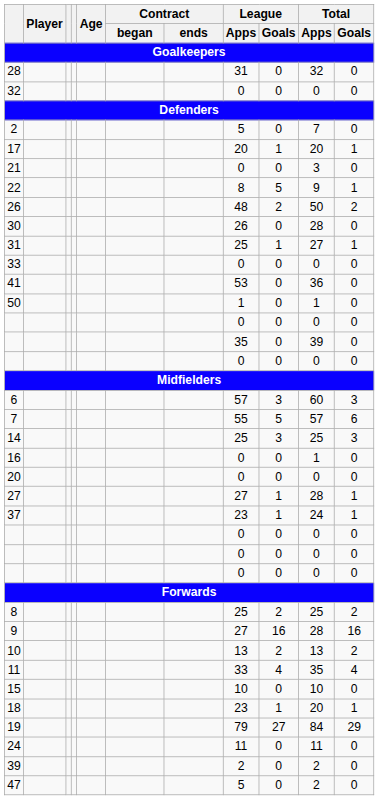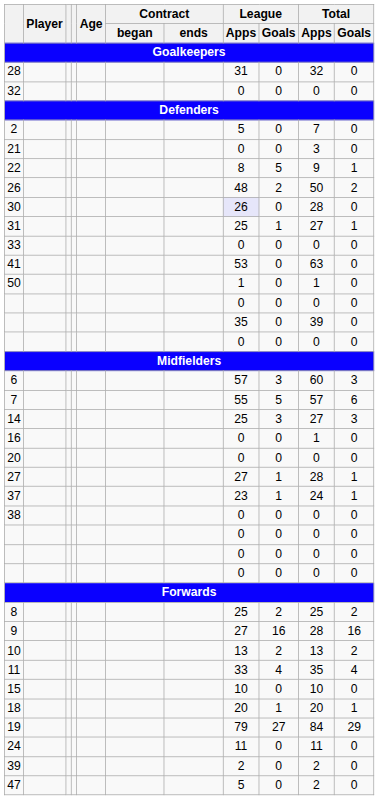- row: (14, 149)
(241, 226) no background -> (241, 206) lavender background
(316, 284) 36 -> (316, 264) 63
(316, 438) 25 -> (316, 419) 27
+ row: (14, 515)
(241, 708) 23 -> (241, 708) 20
